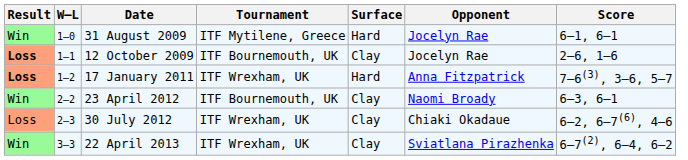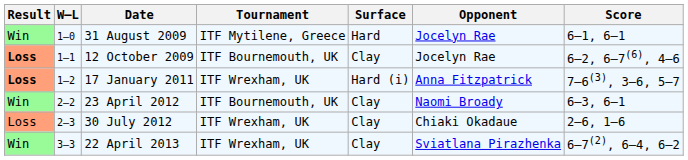(589, 55) 2–6, 1–6 -> (623, 56) 6–2, 6–7(6), 4–6
(366, 76) Hard -> (380, 79) Hard (i)
(616, 120) 6–2, 6–7(6), 4–6 -> (596, 121) 2–6, 1–6
